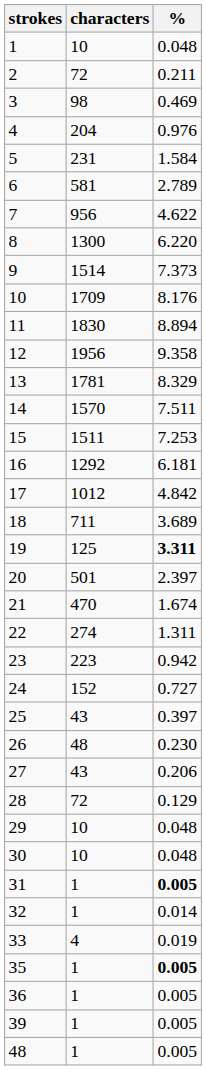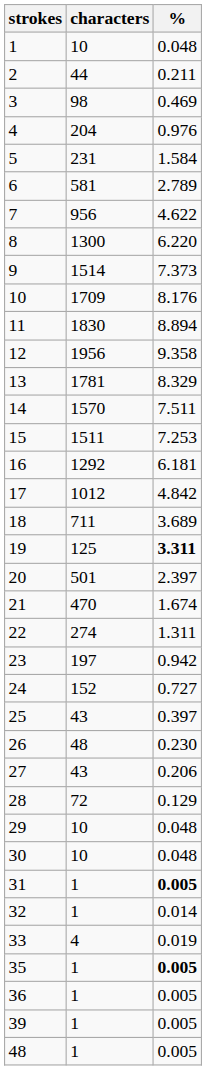(79, 74) 72 -> (79, 74) 44
(83, 660) 223 -> (83, 660) 197
